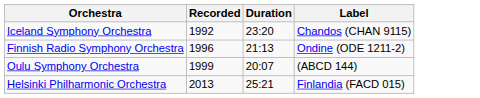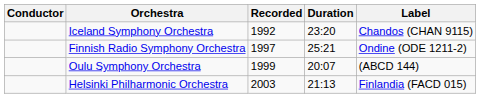+ column: (35, 13)
(201, 48) 1996 -> (263, 48) 1997
(260, 48) 21:13 -> (321, 48) 25:21
(201, 84) 2013 -> (263, 84) 2003
(260, 84) 25:21 -> (321, 84) 21:13
